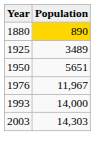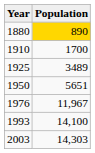+ row: (18, 49)
(72, 103) 14,000 -> (72, 121) 14,100
